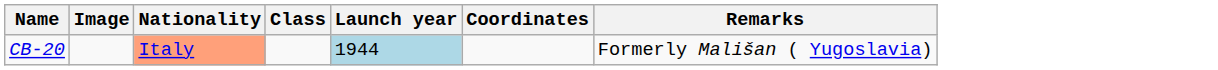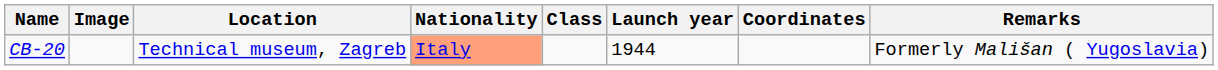+ column: (272, 20)
(357, 50) lightblue background -> (634, 50) no background
